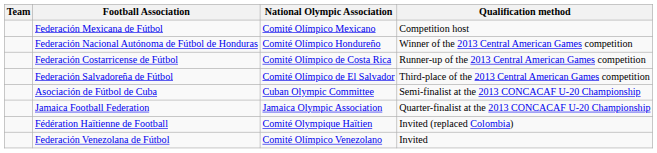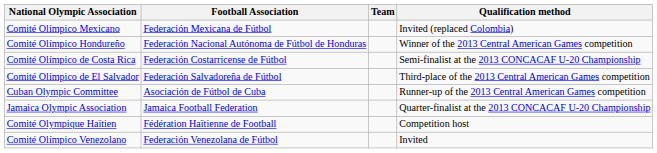columns swapped: (18, 12) <-> (329, 12)
(434, 28) Competition host -> (456, 28) Invited (replaced Colombia)
(522, 60) Runner-up of the 2013 Central American Games competition -> (520, 60) Semi-finalist at the 2013 CONCACAF U-20 Championship
(520, 92) Semi-finalist at the 2013 CONCACAF U-20 Championship -> (522, 92) Runner-up of the 2013 Central American Games competition
(456, 124) Invited (replaced Colombia) -> (434, 124) Competition host
